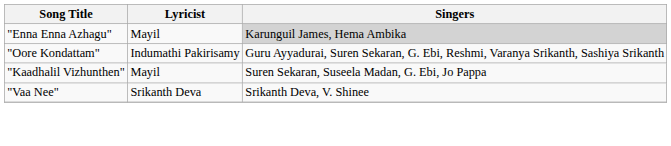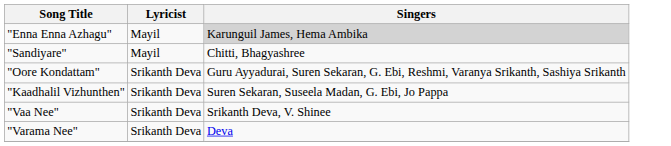+ row: (37, 53)
(185, 53) Indumathi Pakirisamy -> (166, 72) Srikanth Deva
(145, 72) Mayil -> (166, 92) Srikanth Deva
+ row: (43, 131)
